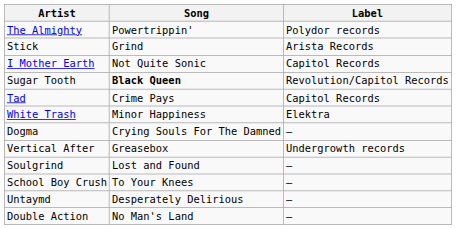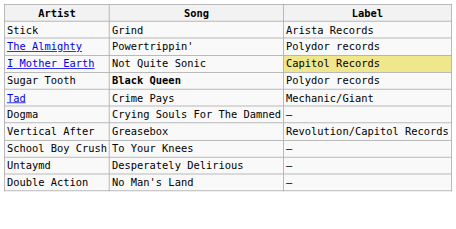rows swapped: (23, 47) <-> (44, 30)
(333, 64) no background -> (333, 64) khaki background
(367, 81) Revolution/Capitol Records -> (333, 81) Polydor records
(333, 98) Capitol Records -> (330, 98) Mechanic/Giant
- row: (41, 115)
(346, 148) Undergrowth records -> (367, 132) Revolution/Capitol Records
- row: (35, 165)
